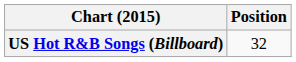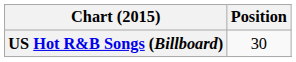(259, 43) 32 -> (259, 43) 30
